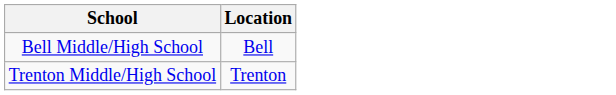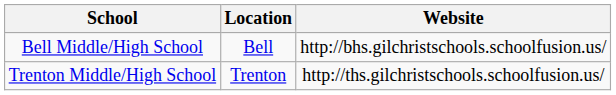+ column: (453, 18)
